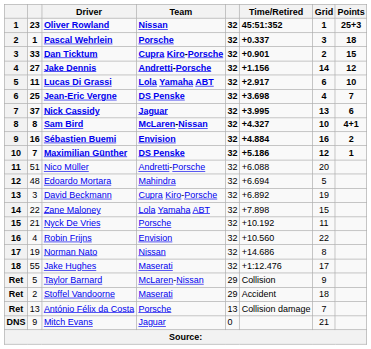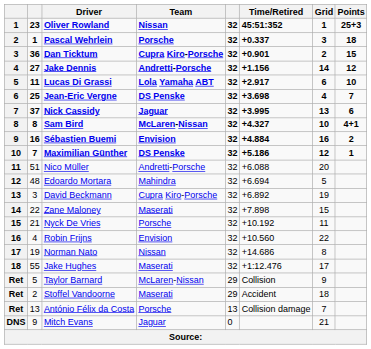(35, 53) 33 -> (35, 53) 36
(174, 209) Lola Yamaha ABT -> (156, 209) Maserati
